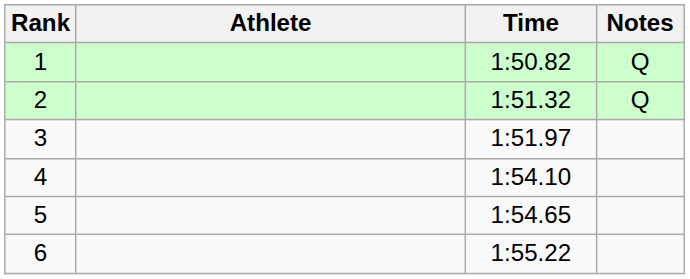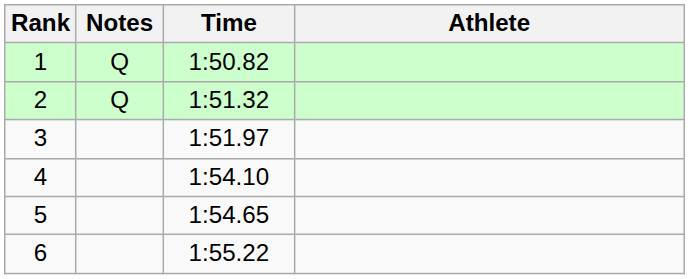columns swapped: (271, 23) <-> (640, 23)
